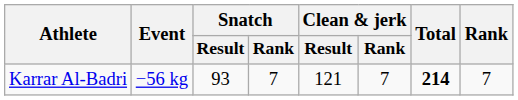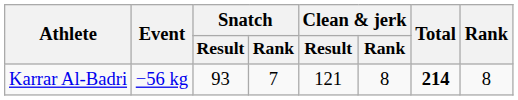(385, 79) 7 -> (385, 79) 8
(486, 79) 7 -> (486, 79) 8
